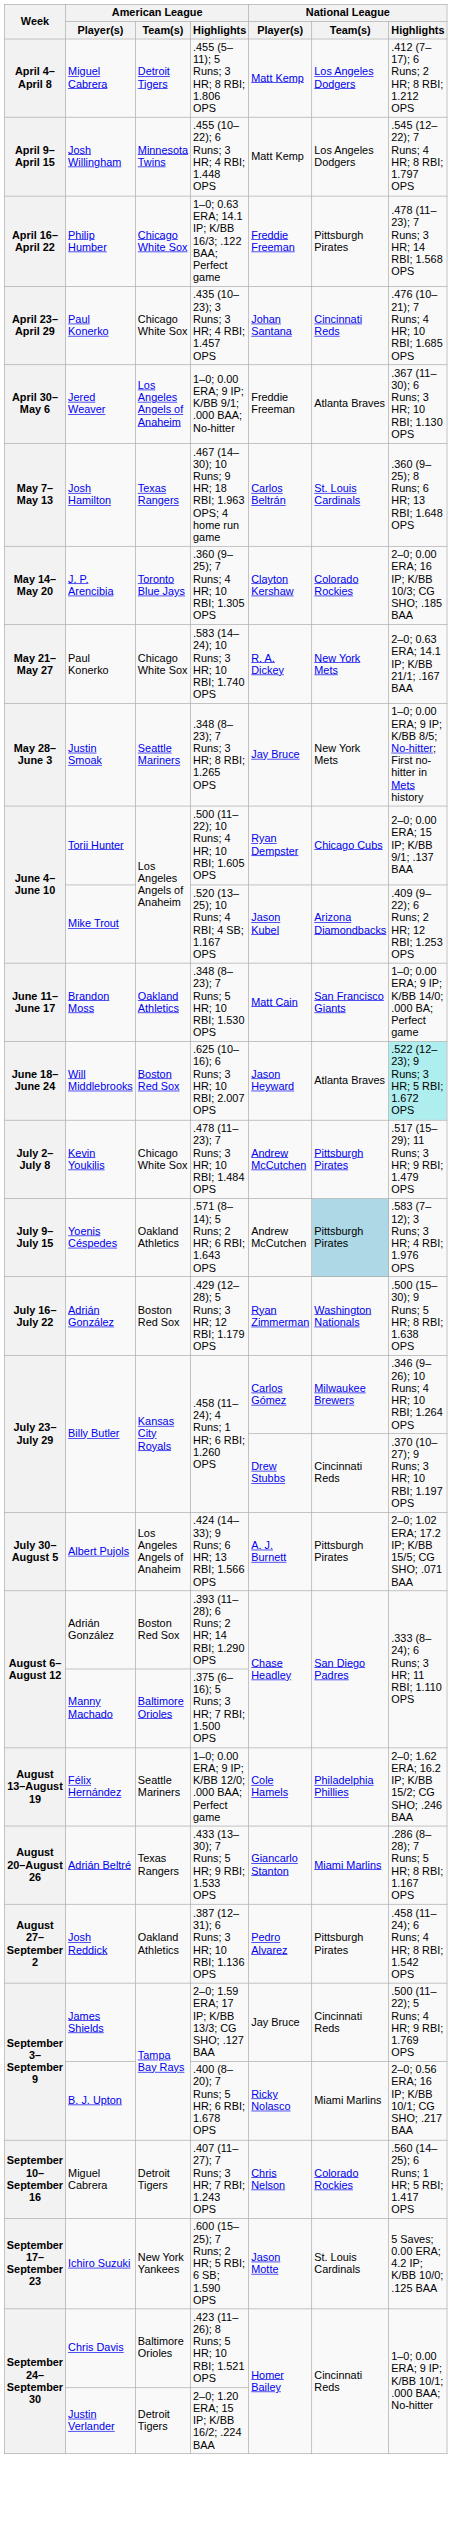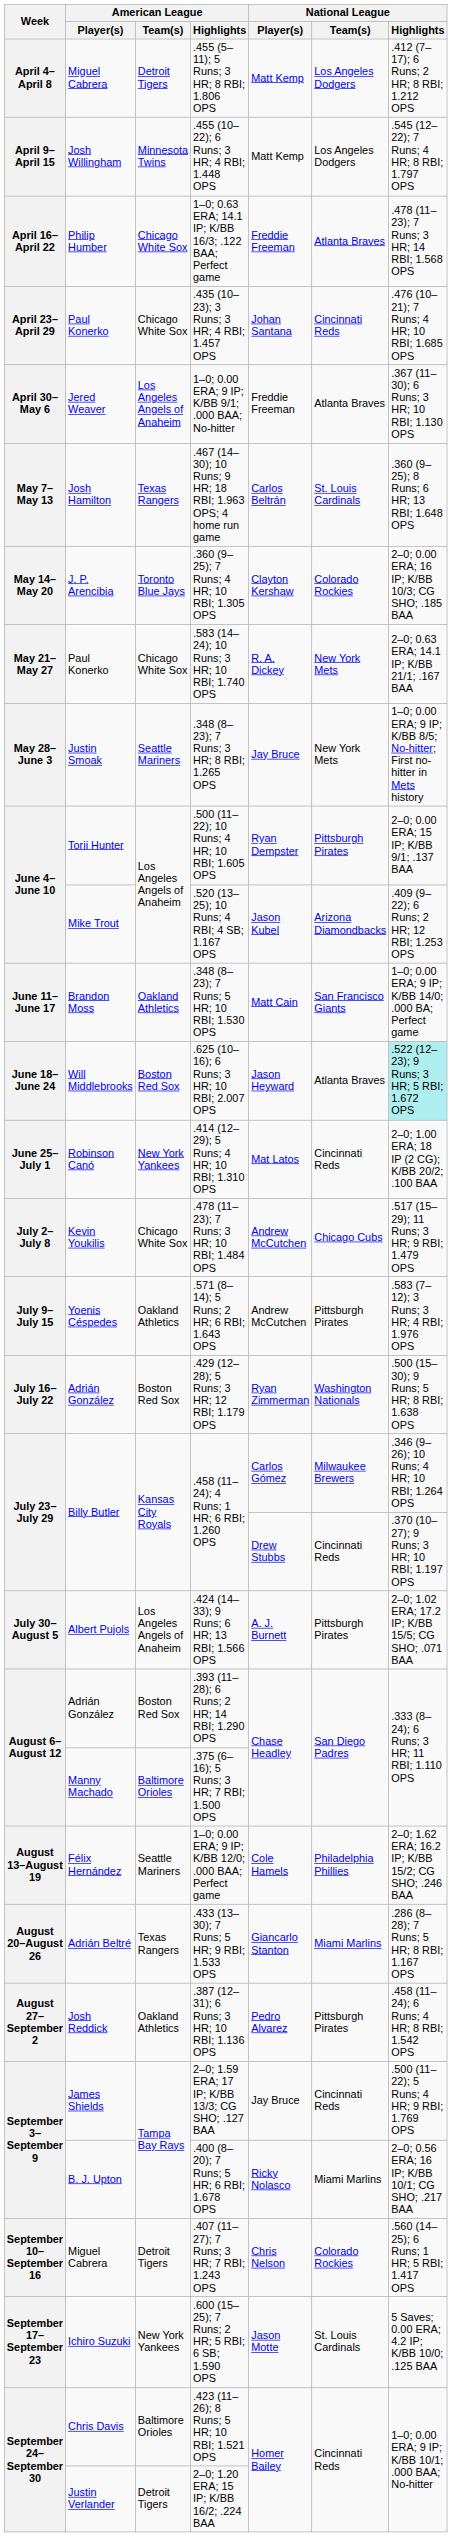(339, 241) Pittsburgh Pirates -> (350, 241) Atlanta Braves
(348, 845) Chicago Cubs -> (339, 845) Pittsburgh Pirates
+ row: (91, 1159)
(339, 1159) Pittsburgh Pirates -> (348, 1237) Chicago Cubs
(339, 1237) lightblue background -> (339, 1316) no background
